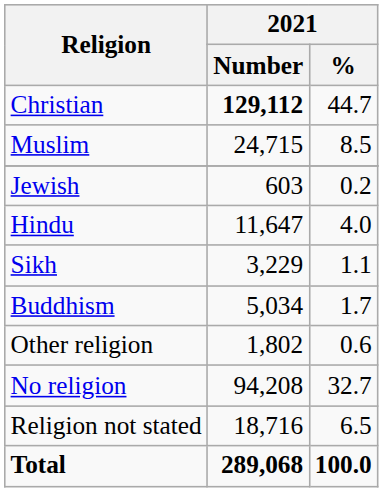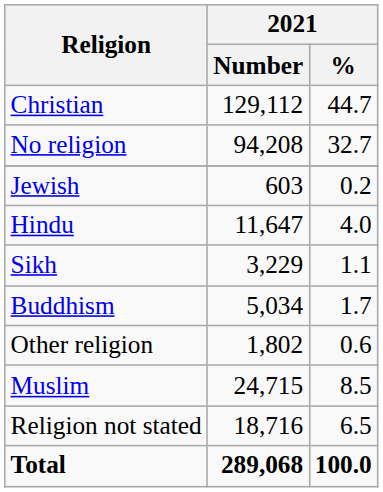(263, 104) bold -> (263, 104) normal
rows swapped: (50, 144) <-> (69, 385)
